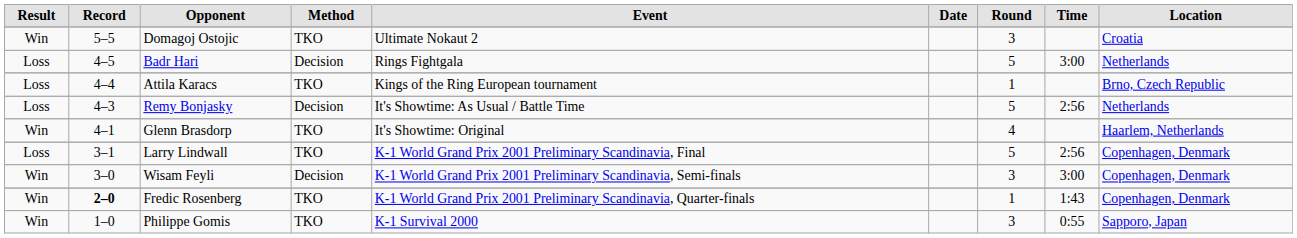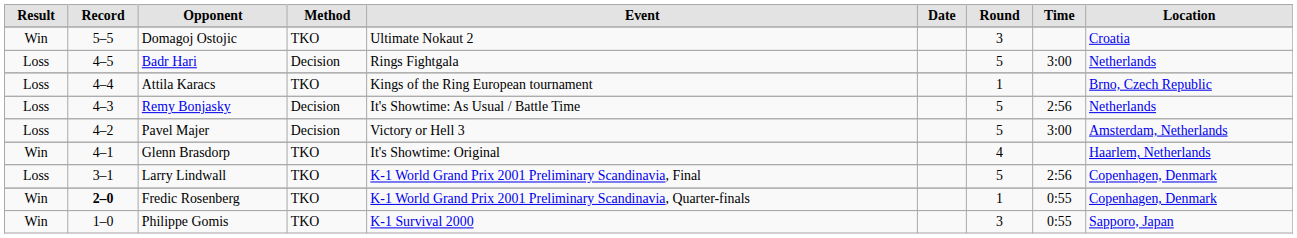+ row: (175, 129)
- row: (179, 175)
(1072, 198) 1:43 -> (1059, 198) 0:55
